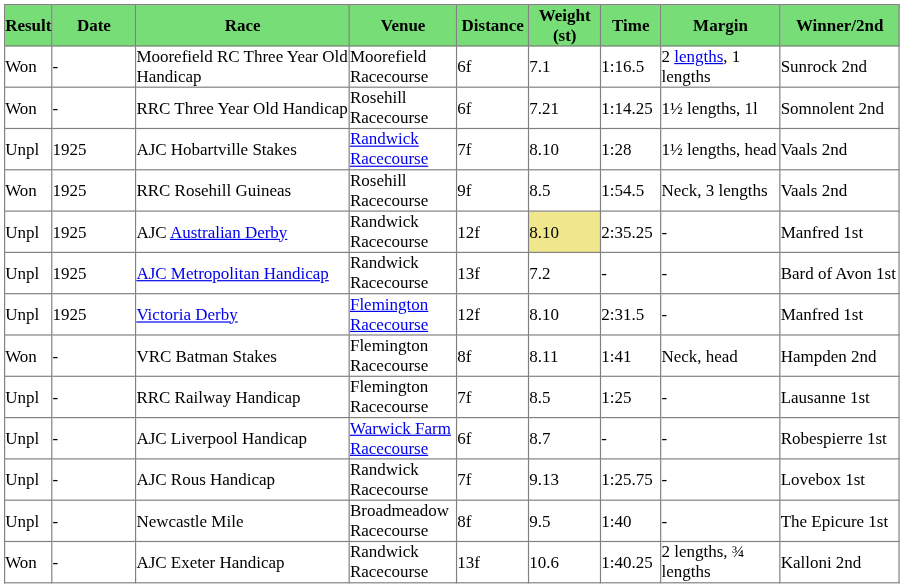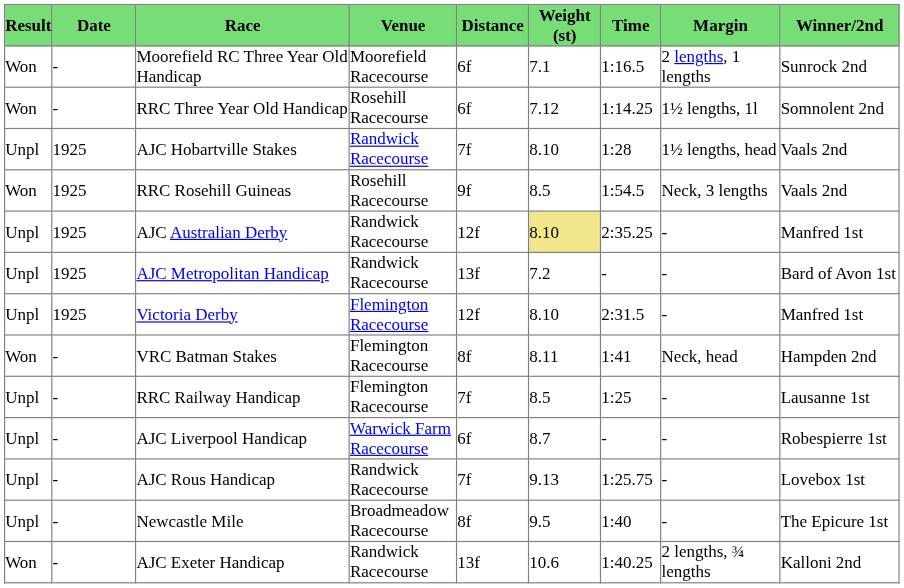(544, 107) 7.21 -> (544, 107) 7.12
